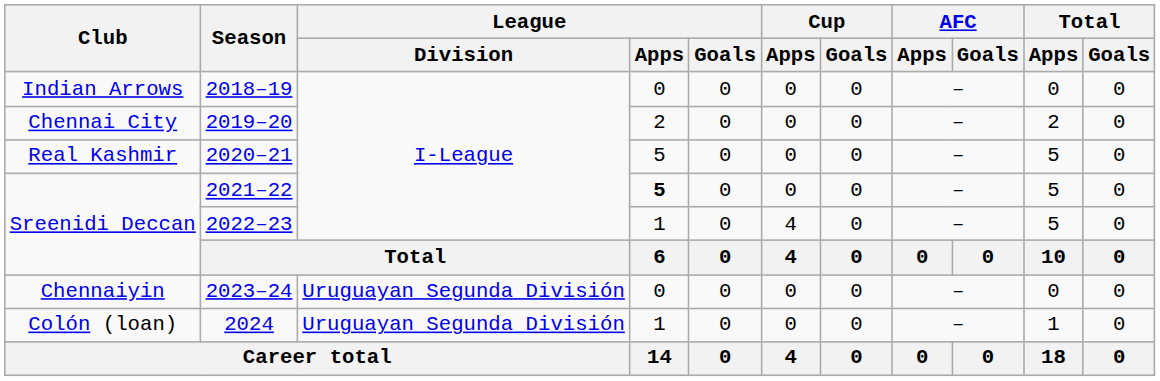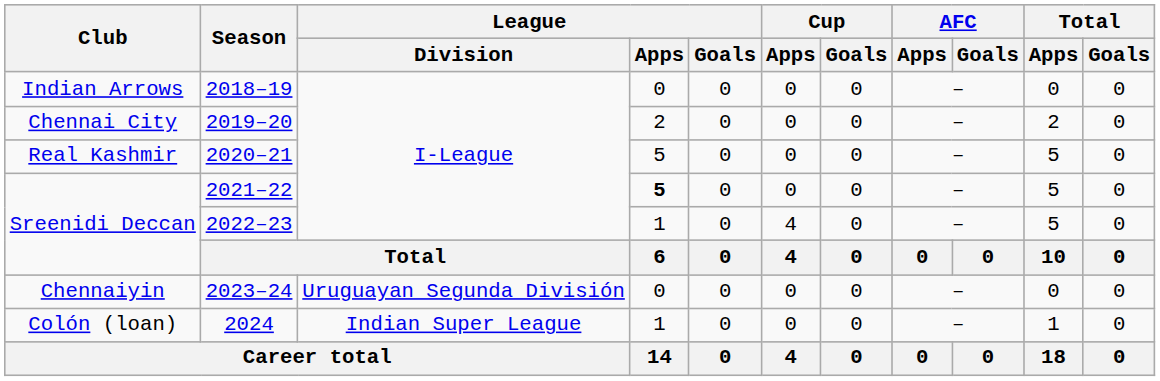(464, 325) Uruguayan Segunda División -> (464, 325) Indian Super League
